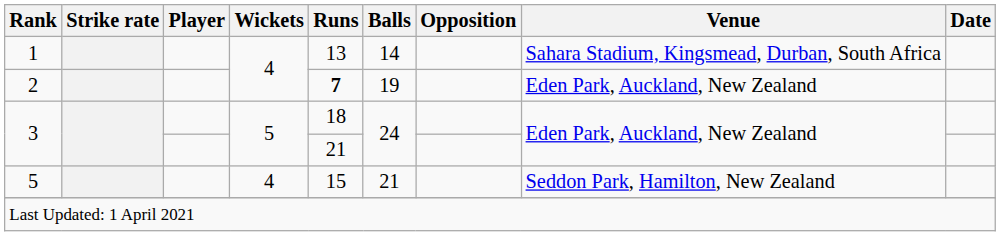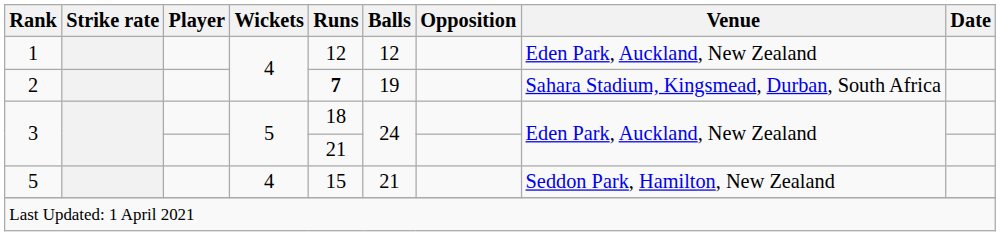(336, 52) 13 -> (336, 52) 12
(389, 52) 14 -> (389, 52) 12
(733, 52) Sahara Stadium, Kingsmead, Durban, South Africa -> (671, 52) Eden Park, Auckland, New Zealand
(671, 85) Eden Park, Auckland, New Zealand -> (733, 85) Sahara Stadium, Kingsmead, Durban, South Africa
